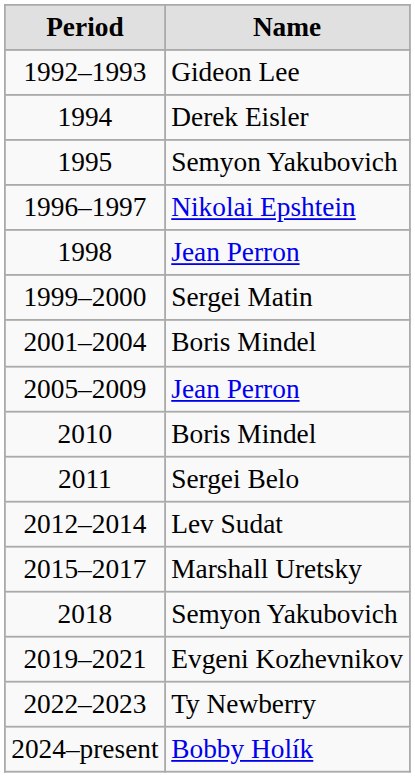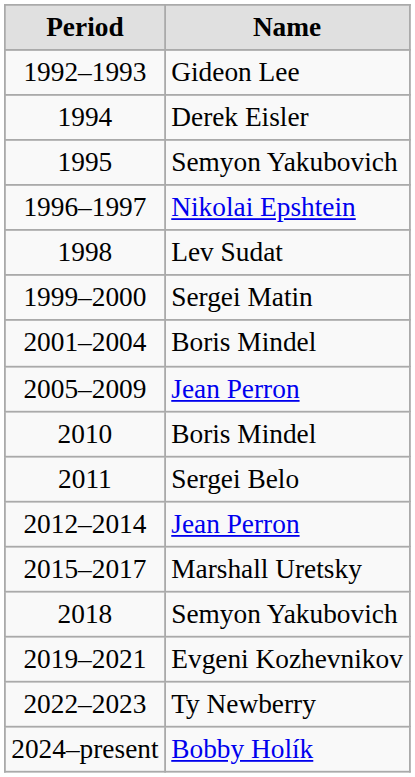(235, 252) Jean Perron -> (227, 252) Lev Sudat
(227, 523) Lev Sudat -> (235, 523) Jean Perron
